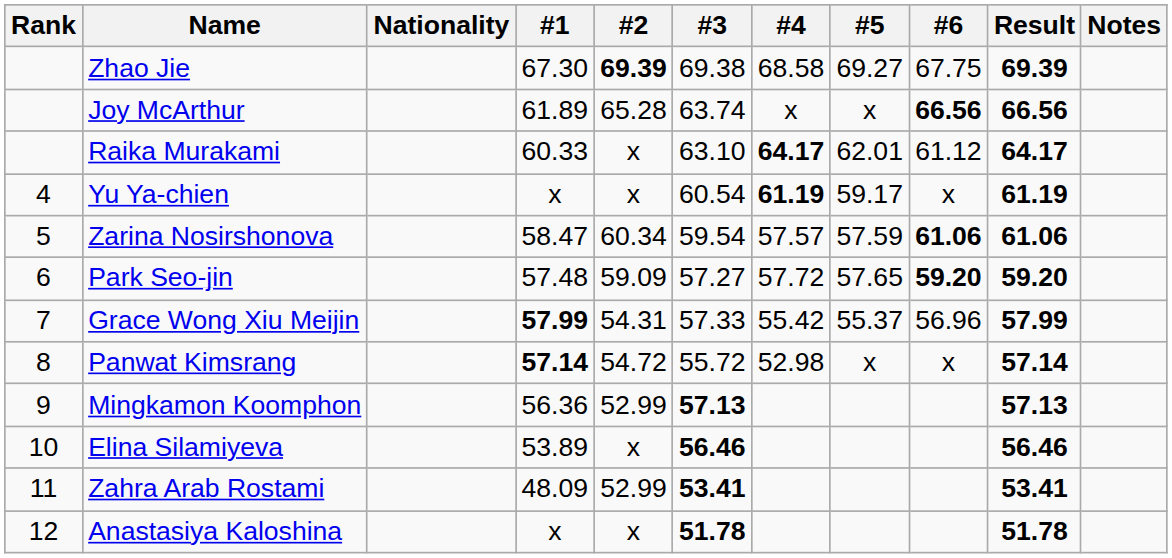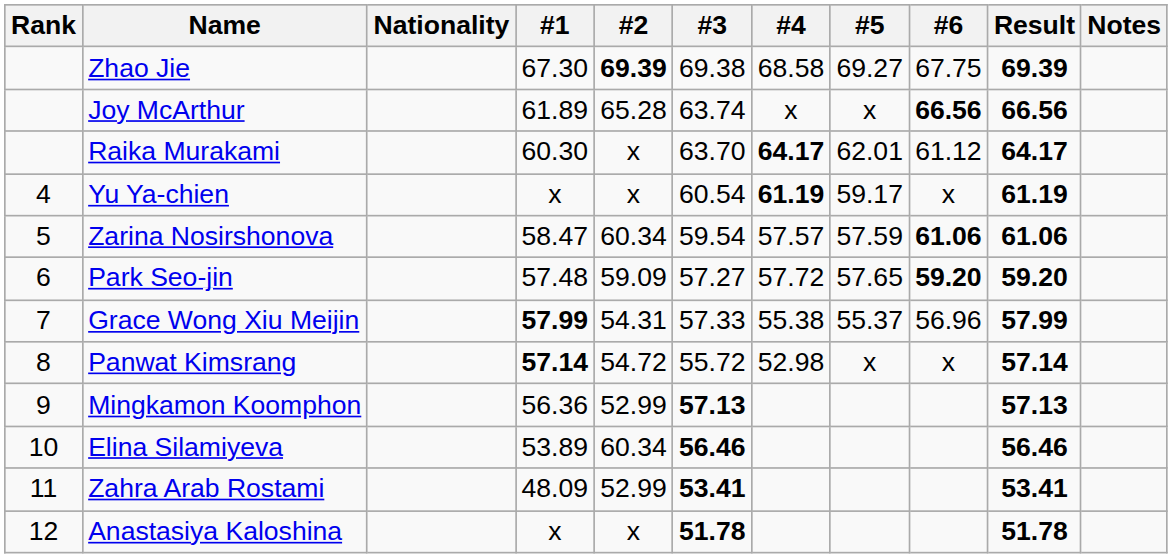(555, 151) 60.33 -> (555, 151) 60.30
(712, 151) 63.10 -> (712, 151) 63.70
(791, 320) 55.42 -> (791, 320) 55.38
(634, 446) x -> (634, 446) 60.34
